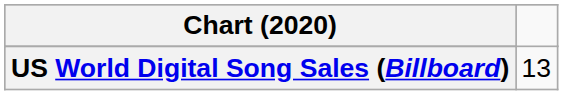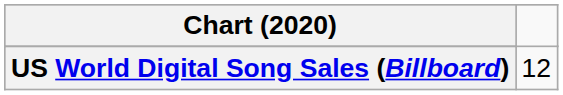(536, 67) 13 -> (536, 67) 12
